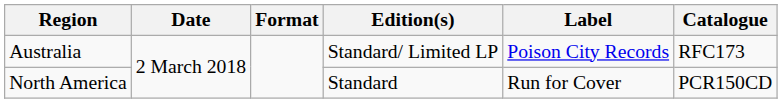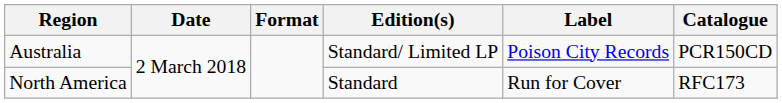(712, 51) RFC173 -> (725, 51) PCR150CD
(725, 82) PCR150CD -> (712, 82) RFC173
